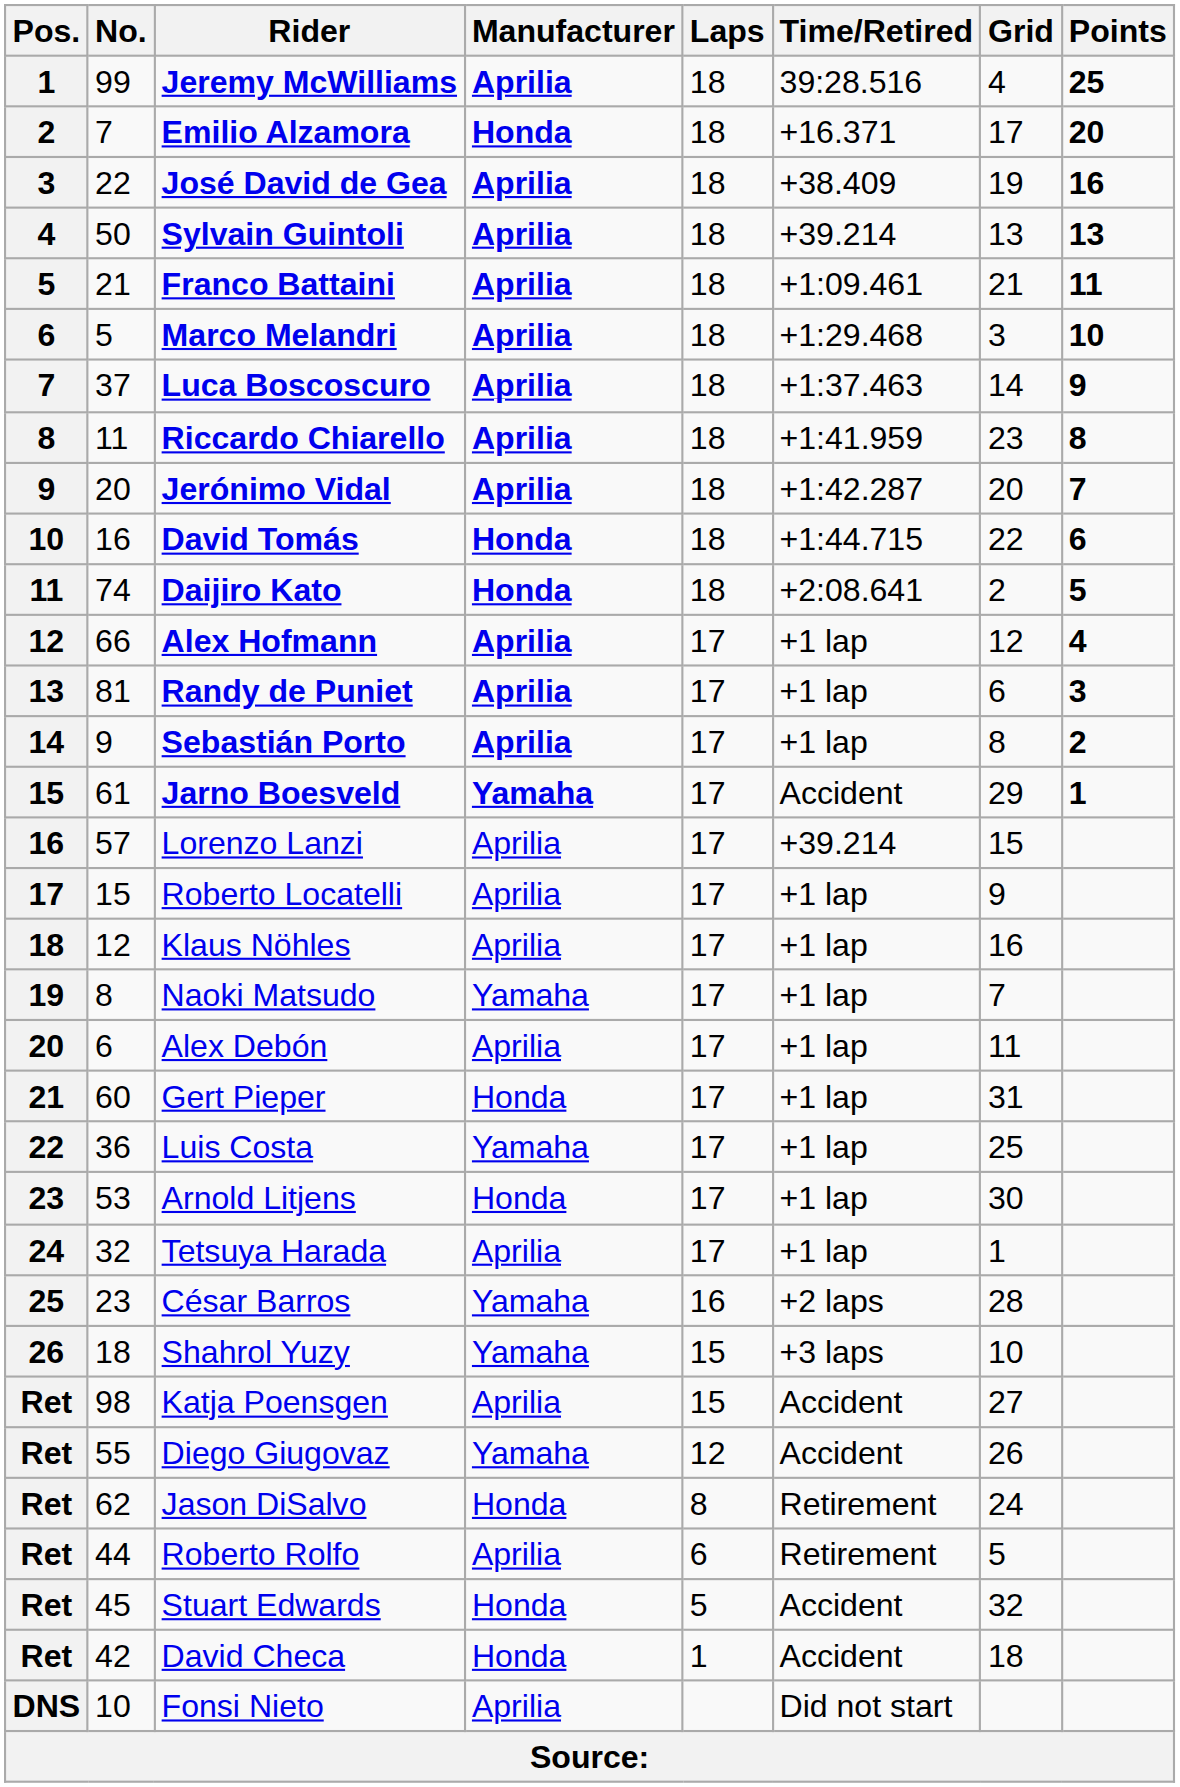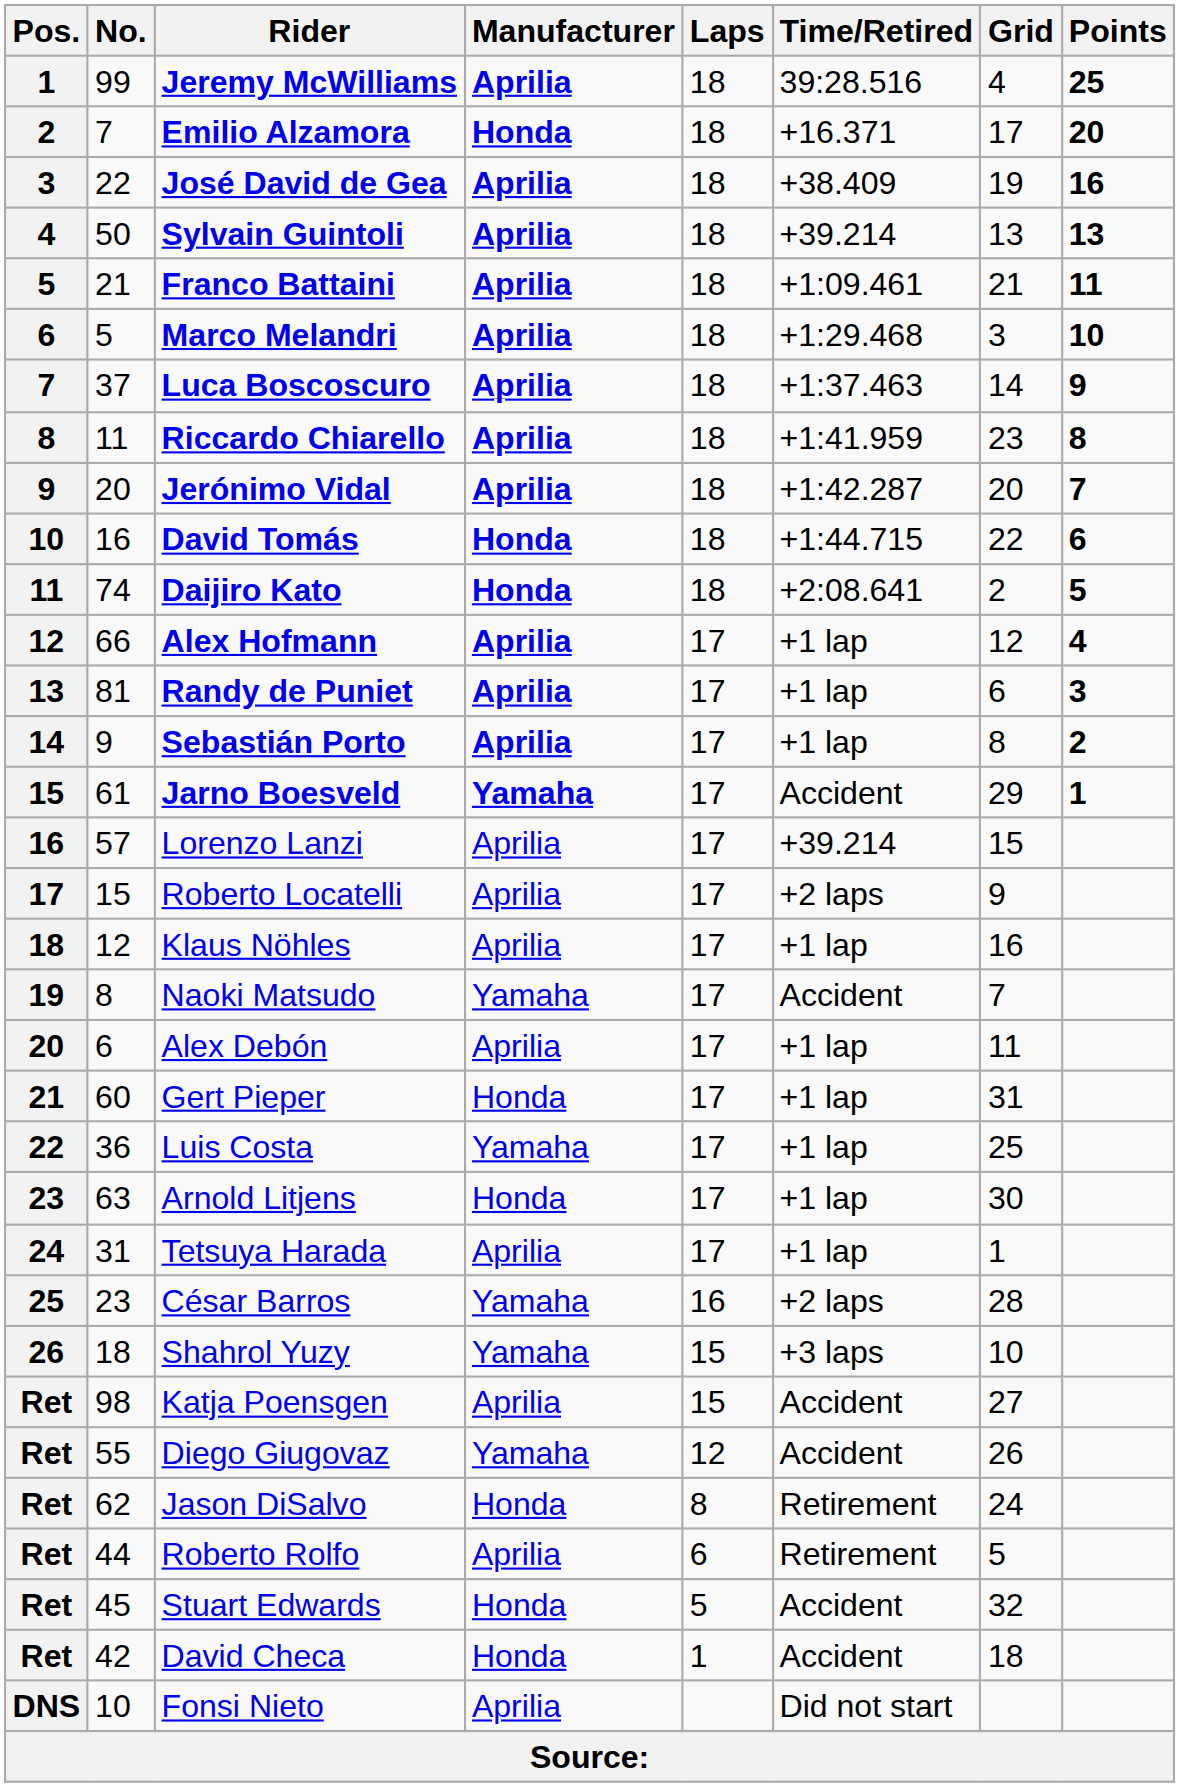(824, 894) +1 lap -> (832, 894) +2 laps
(824, 995) +1 lap -> (841, 995) Accident
(113, 1198) 53 -> (113, 1198) 63
(113, 1249) 32 -> (113, 1249) 31
